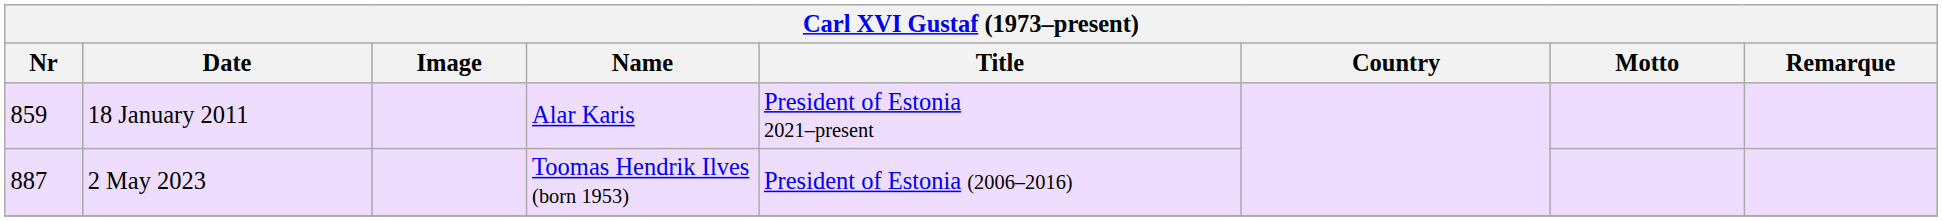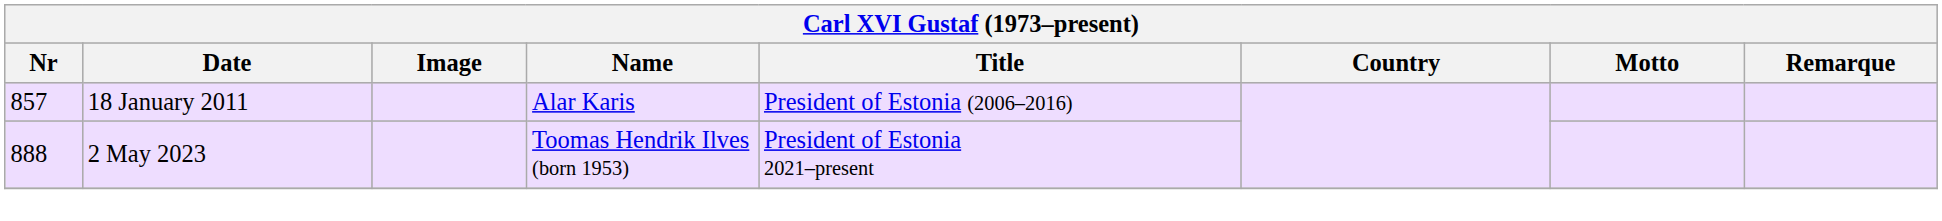(29, 115) 859 -> (29, 101) 857
(863, 115) President of Estonia 2021–present -> (918, 101) President of Estonia (2006–2016)
(29, 181) 887 -> (29, 154) 888
(918, 181) President of Estonia (2006–2016) -> (863, 154) President of Estonia 2021–present
